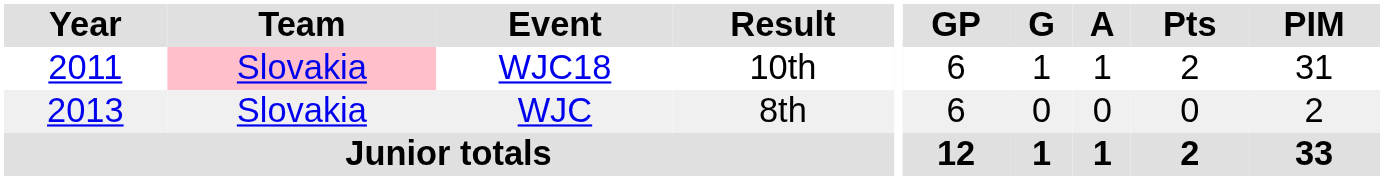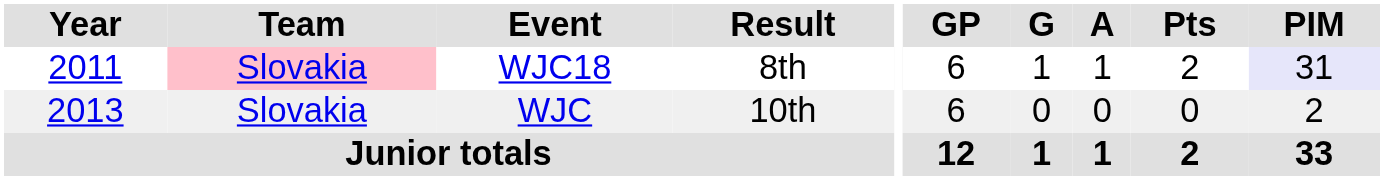(783, 67) 10th -> (783, 67) 8th
(1314, 67) no background -> (1314, 67) lavender background
(783, 110) 8th -> (783, 110) 10th
